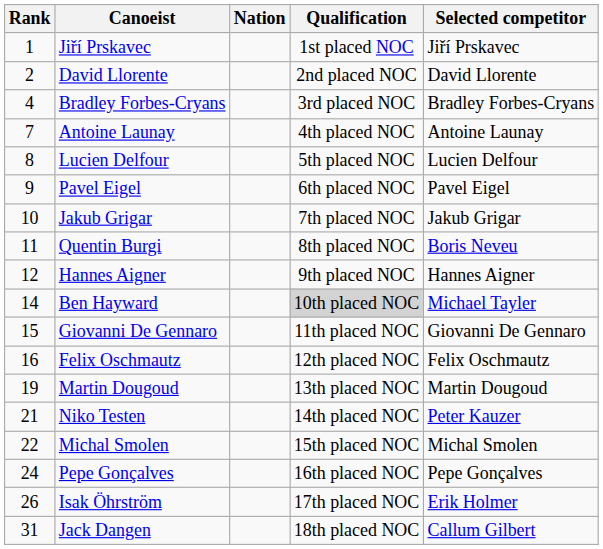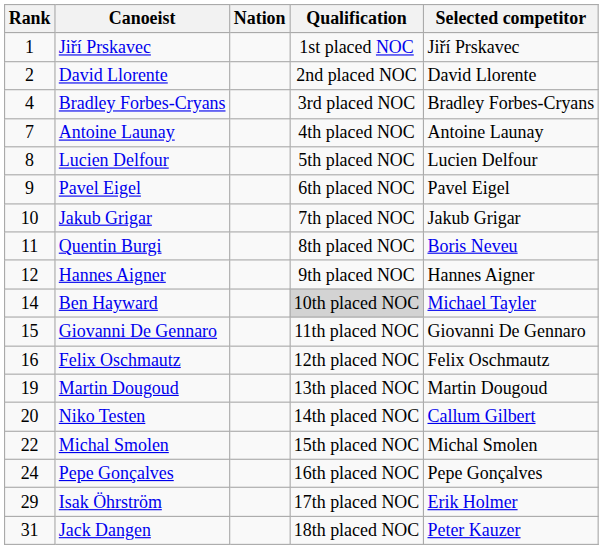(30, 416) 21 -> (30, 416) 20
(474, 416) Peter Kauzer -> (482, 416) Callum Gilbert
(30, 501) 26 -> (30, 501) 29
(482, 530) Callum Gilbert -> (474, 530) Peter Kauzer
